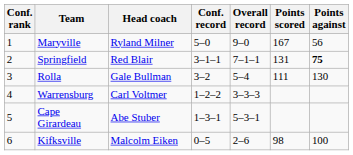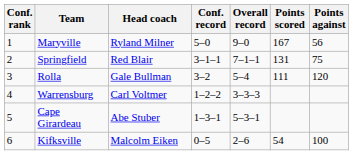(317, 59) bold -> (317, 59) normal
(320, 77) 130 -> (320, 77) 120
(278, 141) 98 -> (278, 141) 54
